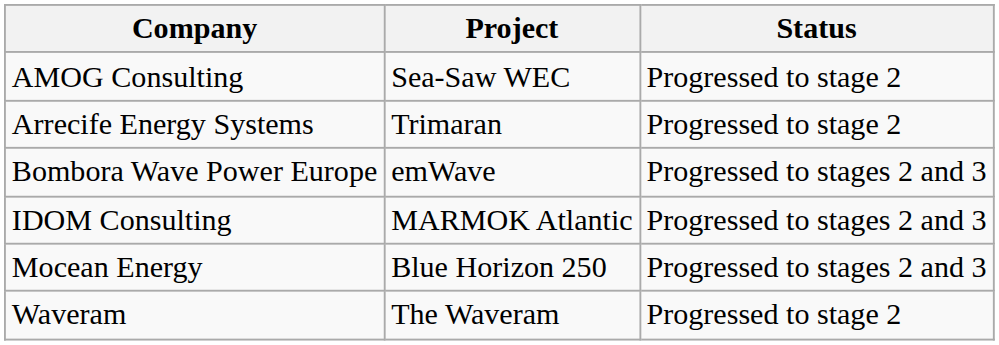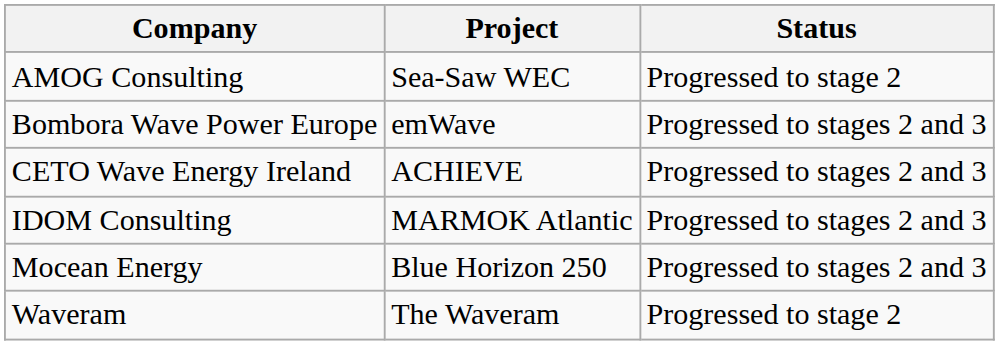- row: (163, 123)
+ row: (181, 171)
